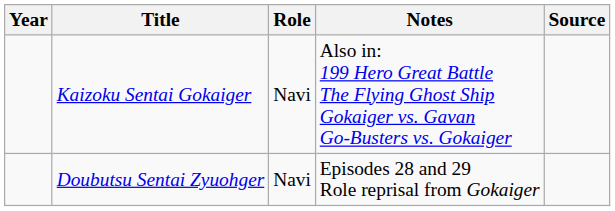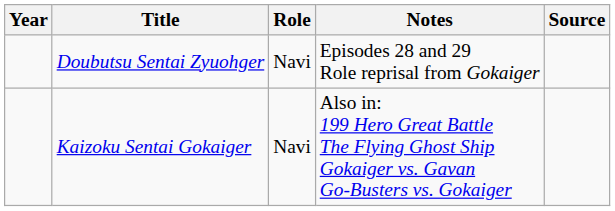rows swapped: (154, 94) <-> (160, 179)
